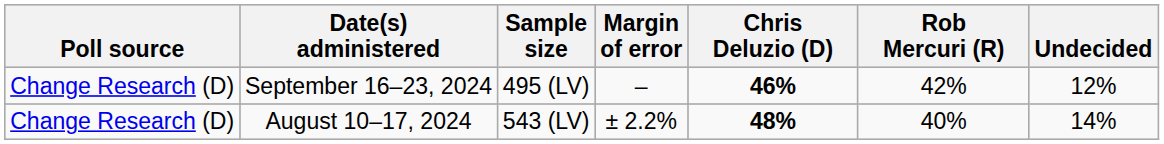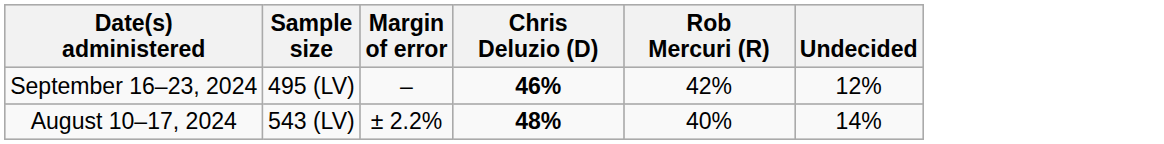- column: (122, 49)
